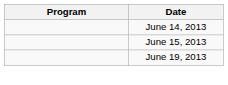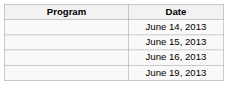+ row: (176, 57)
